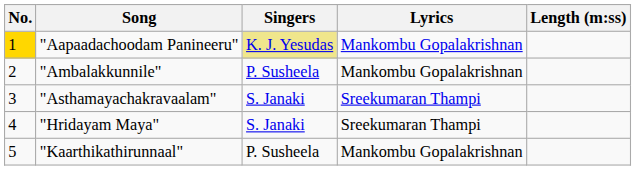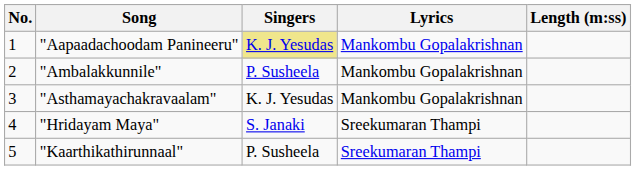(12, 44) gold background -> (12, 44) no background
(275, 98) S. Janaki -> (290, 98) K. J. Yesudas
(411, 98) Sreekumaran Thampi -> (432, 98) Mankombu Gopalakrishnan
(432, 152) Mankombu Gopalakrishnan -> (411, 152) Sreekumaran Thampi
